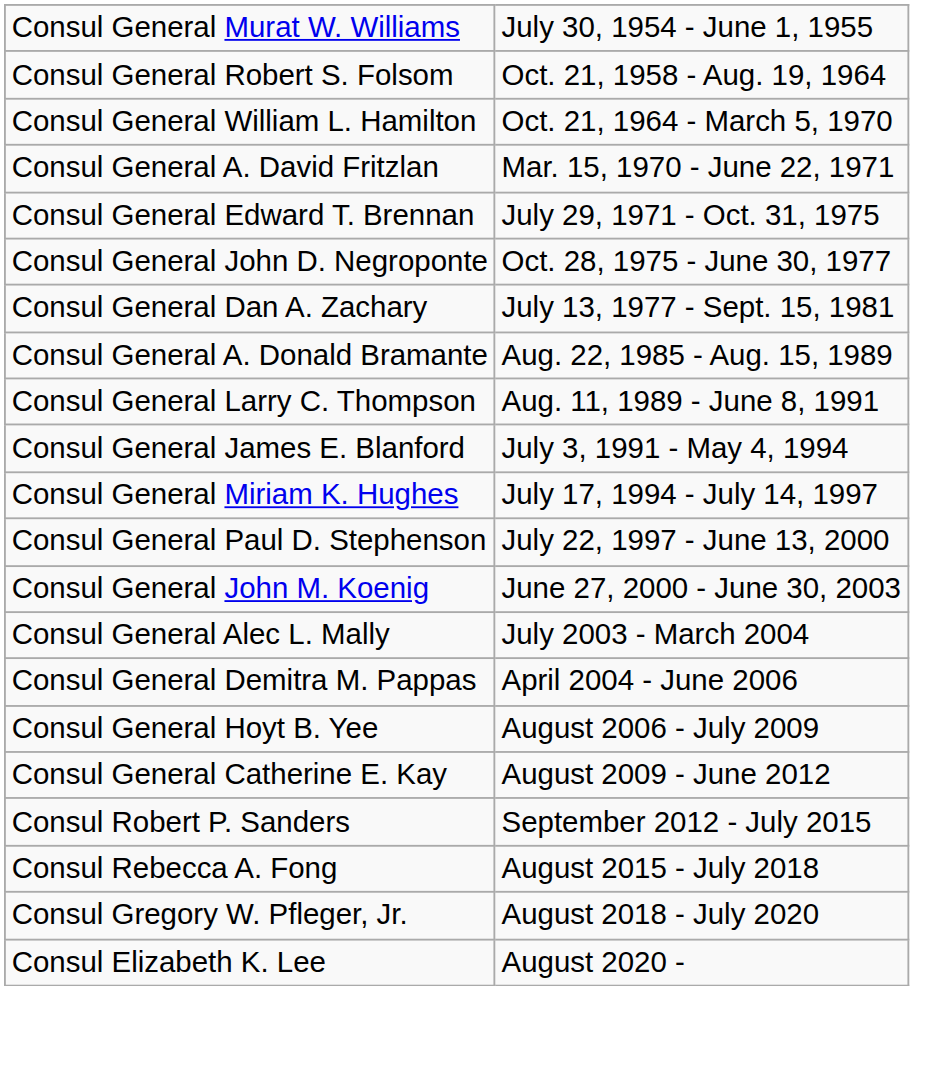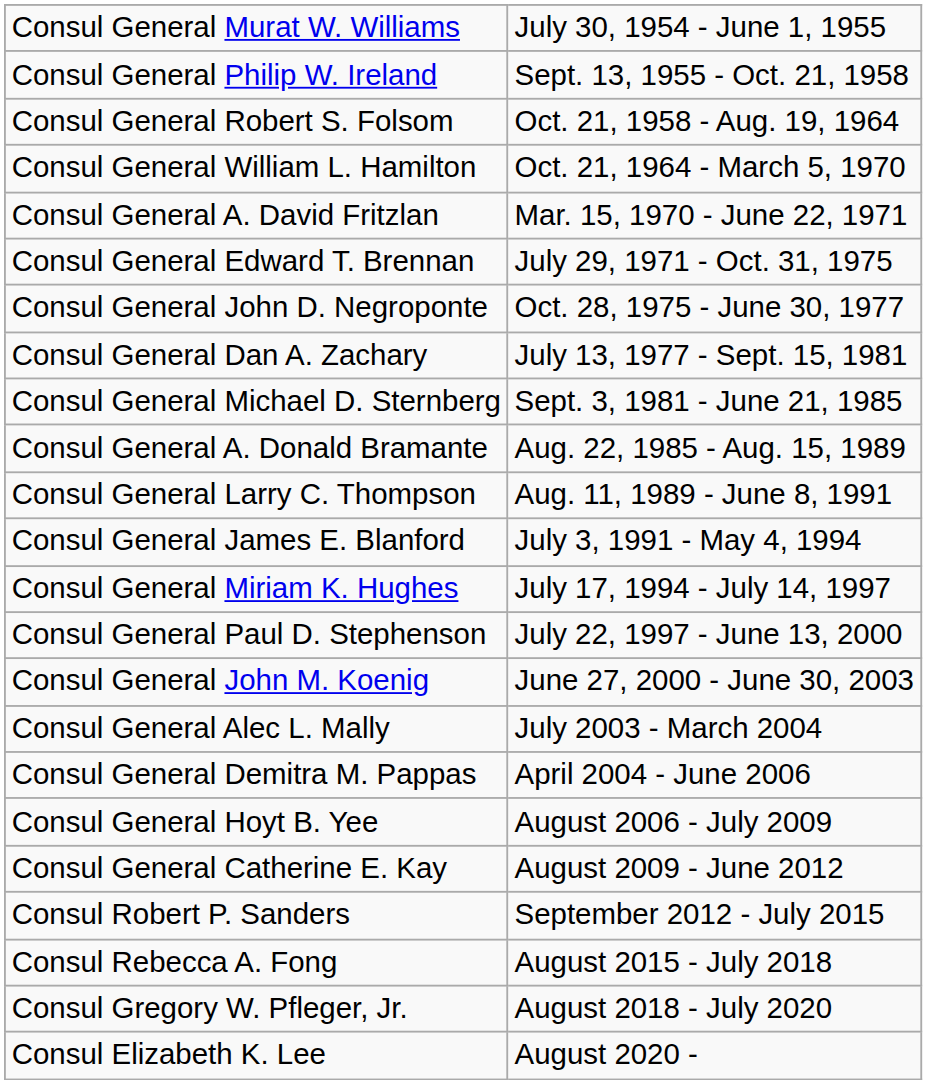+ row: (224, 74)
+ row: (256, 401)
